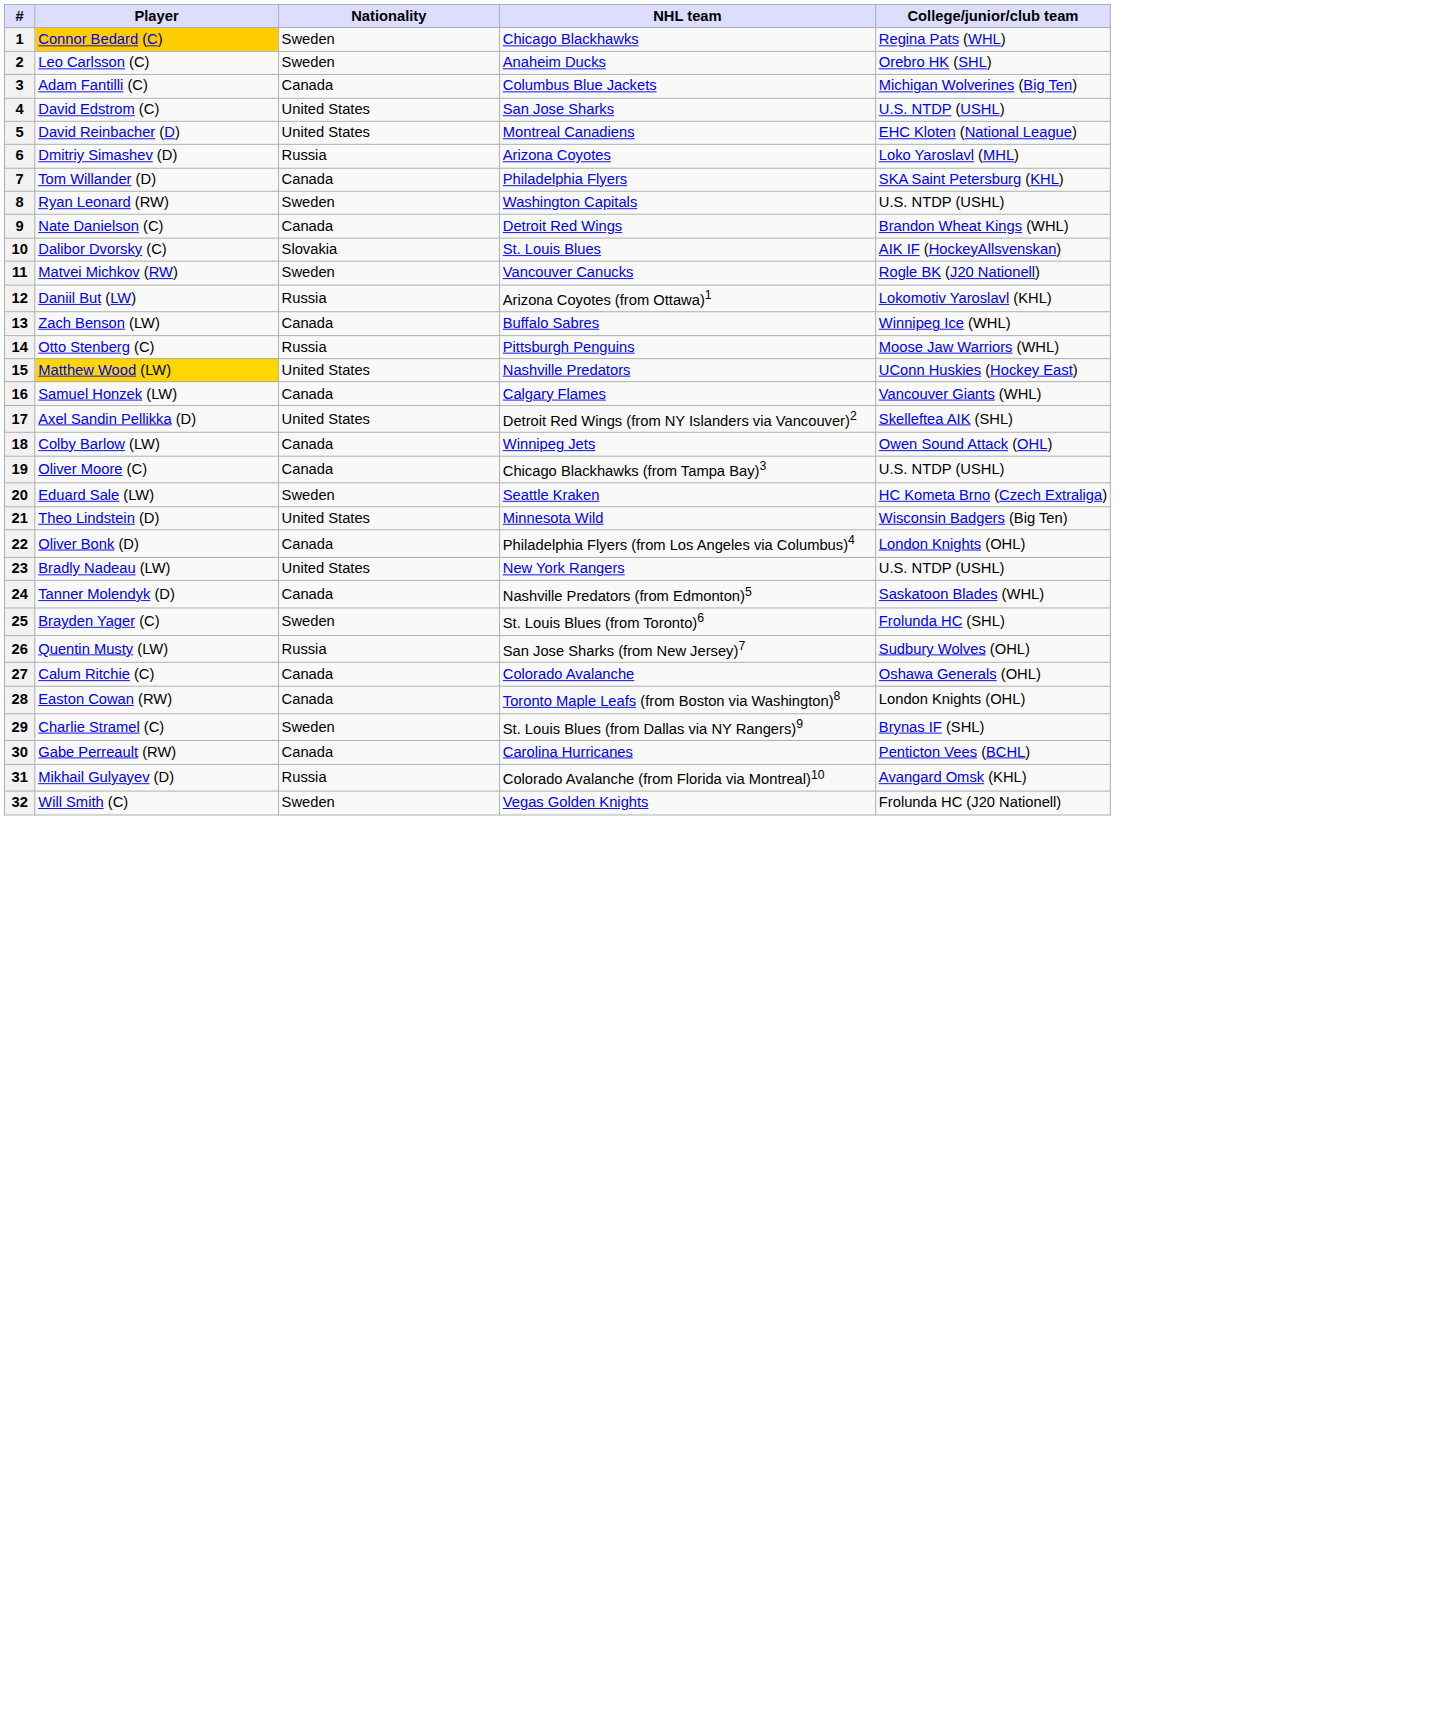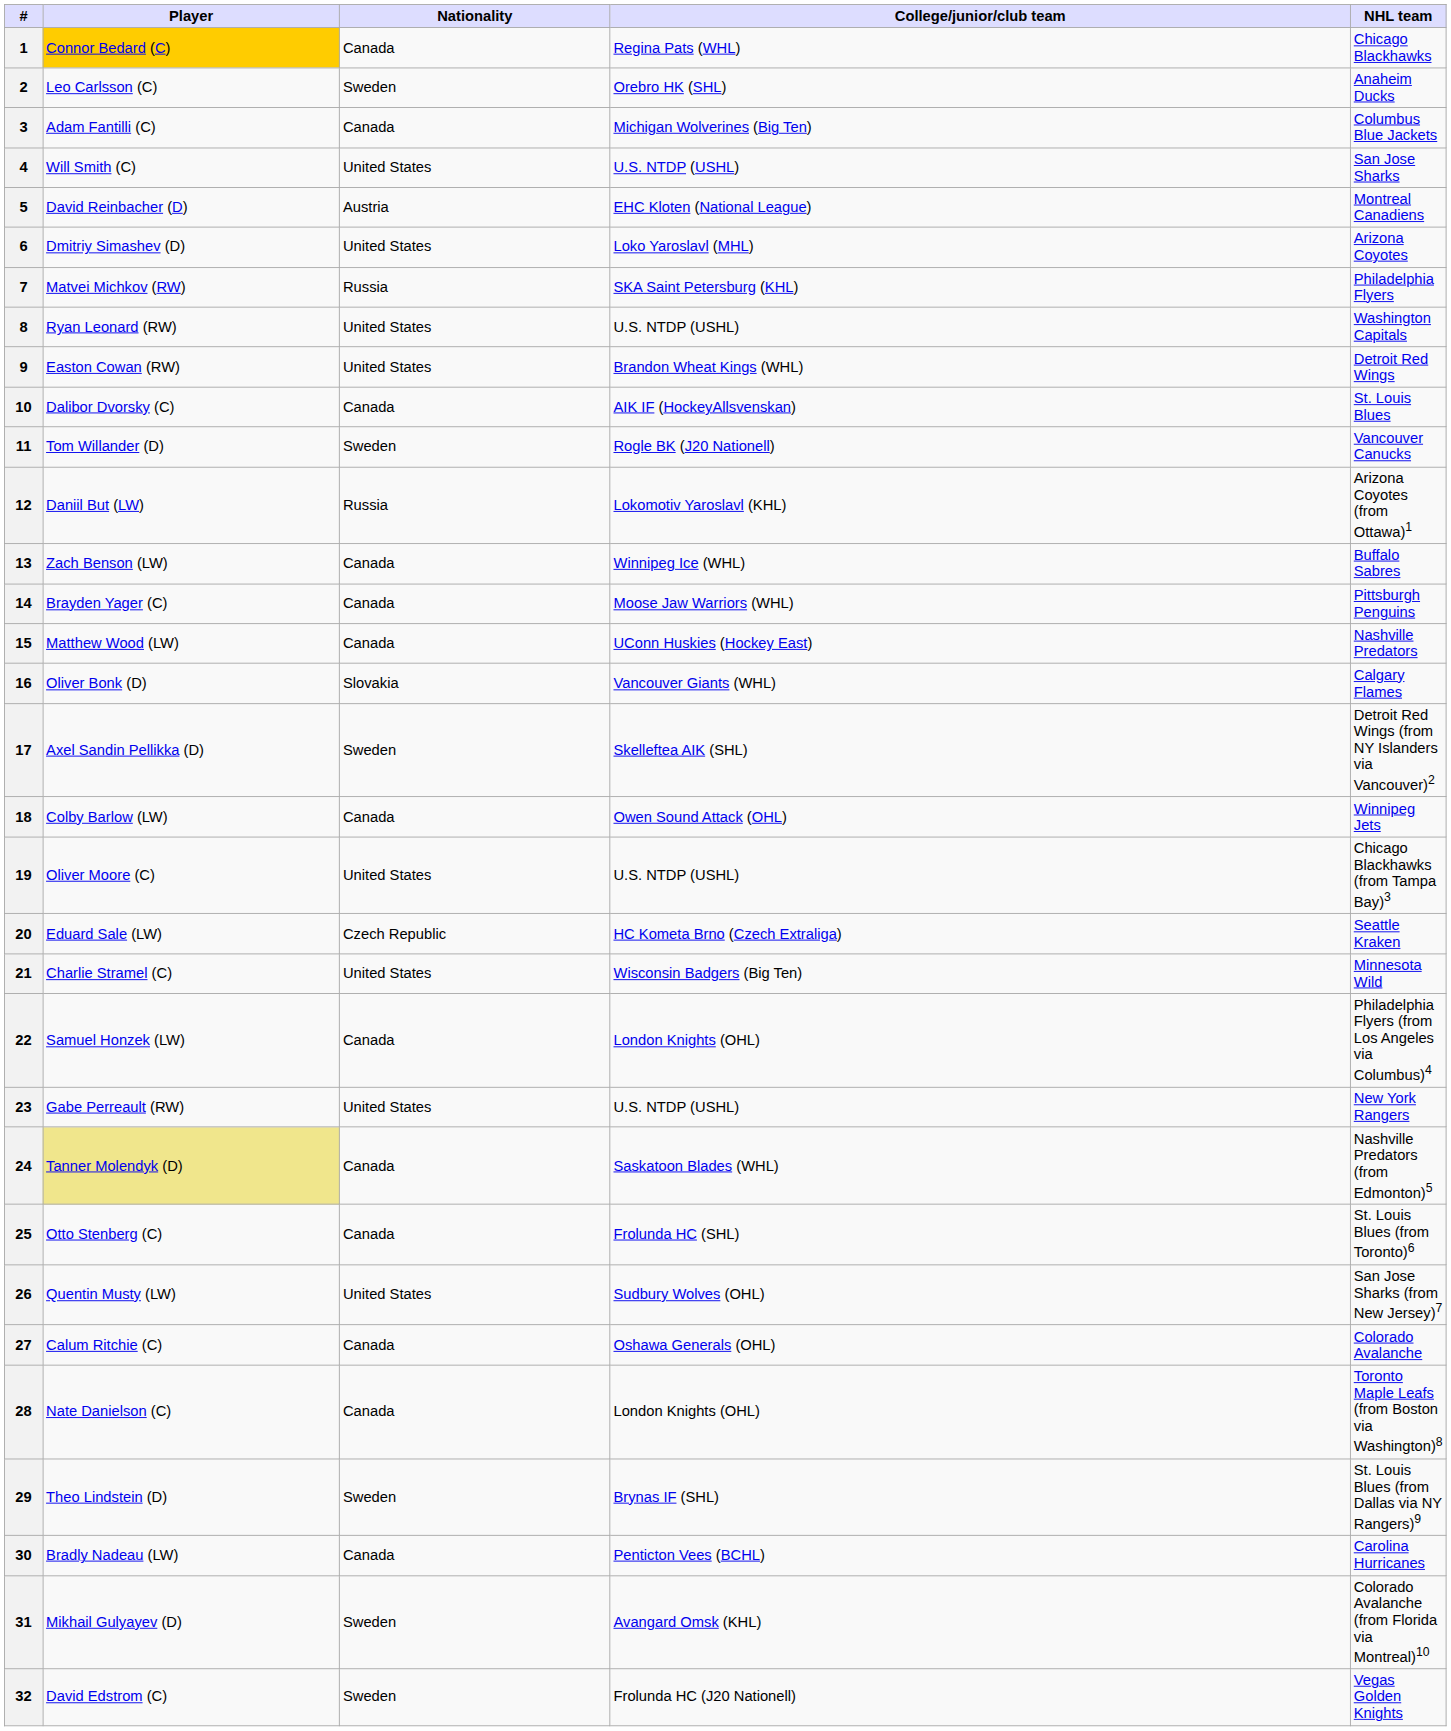columns swapped: (687, 16) <-> (993, 16)
(308, 39) Sweden -> (369, 47) Canada
(99, 109) David Edstrom (C) -> (91, 167) Will Smith (C)
(326, 132) United States -> (366, 207) Austria
(304, 156) Russia -> (387, 247) United States
(97, 179) Tom Willander (D) -> (116, 287) Matvei Michkov (RW)
(307, 179) Canada -> (365, 287) Russia
(308, 202) Sweden -> (387, 327) United States
(101, 226) Nate Danielson (C) -> (113, 367) Easton Cowan (RW)
(307, 226) Canada -> (387, 367) United States
(309, 249) Slovakia -> (369, 406) Canada
(108, 272) Matvei Michkov (RW) -> (105, 446) Tom Willander (D)
(96, 346) Otto Stenberg (C) -> (107, 603) Brayden Yager (C)
(304, 346) Russia -> (369, 603) Canada
(105, 370) gold background -> (112, 643) no background
(326, 370) United States -> (369, 643) Canada
(108, 393) Samuel Honzek (LW) -> (96, 683) Oliver Bonk (D)
(307, 393) Canada -> (371, 683) Slovakia
(326, 419) United States -> (370, 750) Sweden
(307, 469) Canada -> (387, 875) United States
(308, 495) Sweden -> (394, 933) Czech Republic
(99, 518) Theo Lindstein (D) -> (109, 973) Charlie Stramel (C)
(89, 543) Oliver Bonk (D) -> (115, 1040) Samuel Honzek (LW)
(104, 569) Bradly Nadeau (LW) -> (115, 1107) Gabe Perreault (RW)
(107, 594) no background -> (114, 1165) khaki background
(99, 621) Brayden Yager (C) -> (104, 1234) Otto Stenberg (C)
(308, 621) Sweden -> (369, 1234) Canada
(304, 649) Russia -> (387, 1294) United States
(105, 699) Easton Cowan (RW) -> (109, 1411) Nate Danielson (C)
(101, 727) Charlie Stramel (C) -> (107, 1497) Theo Lindstein (D)
(107, 752) Gabe Perreault (RW) -> (112, 1555) Bradly Nadeau (LW)
(304, 777) Russia -> (370, 1622) Sweden
(83, 803) Will Smith (C) -> (107, 1697) David Edstrom (C)
